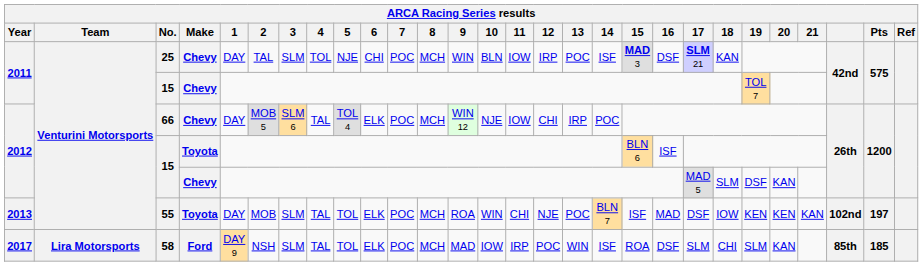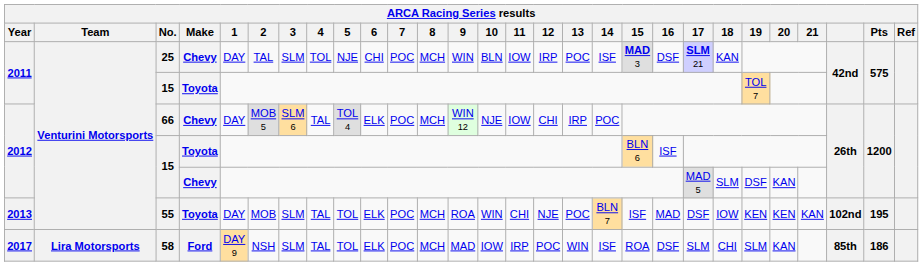(200, 88) Chevy -> (200, 88) Toyota
(879, 214) 197 -> (879, 214) 195
(879, 245) 185 -> (879, 245) 186
